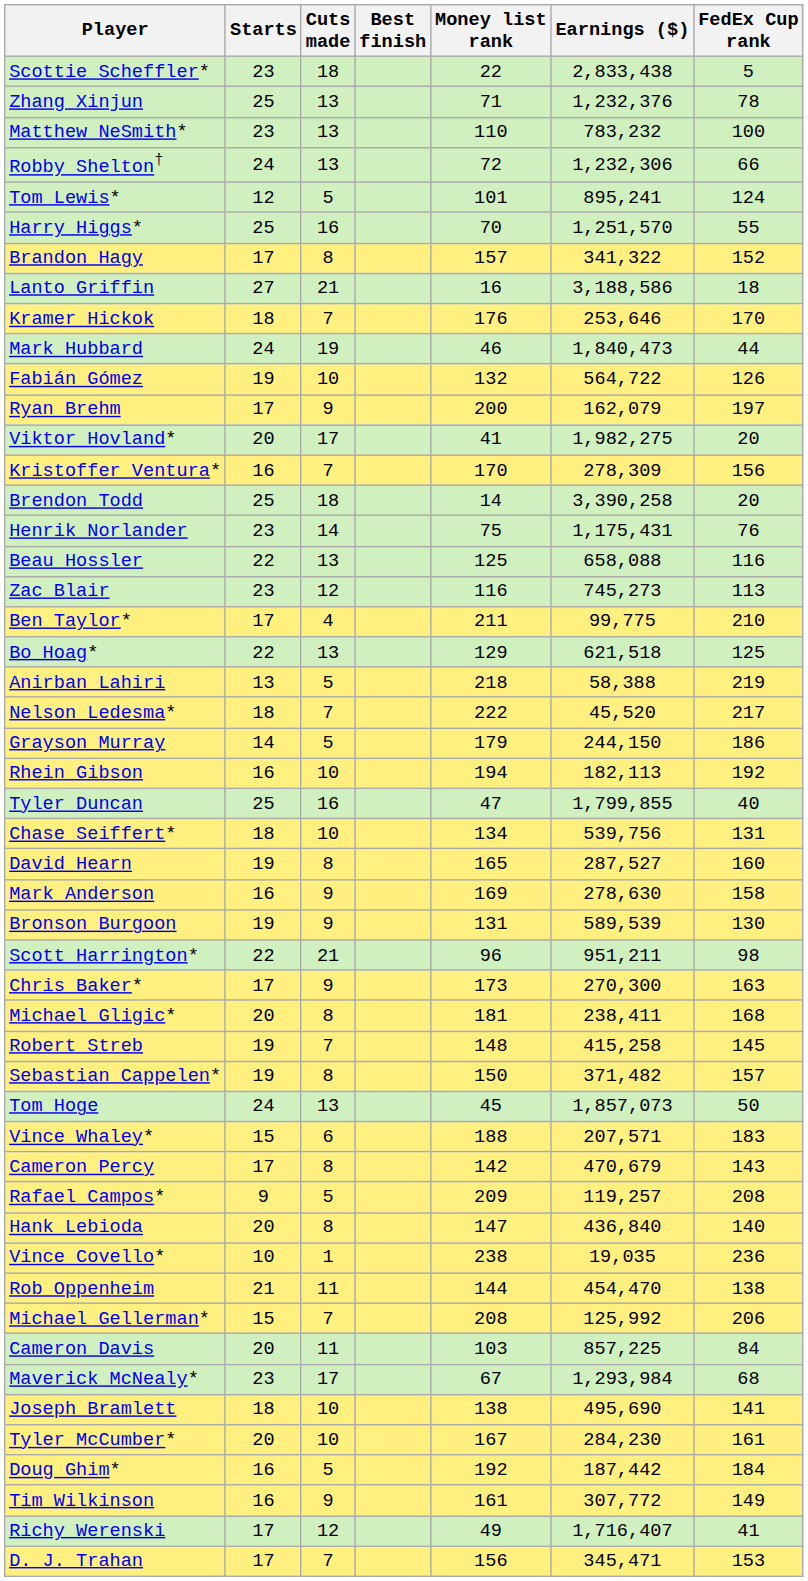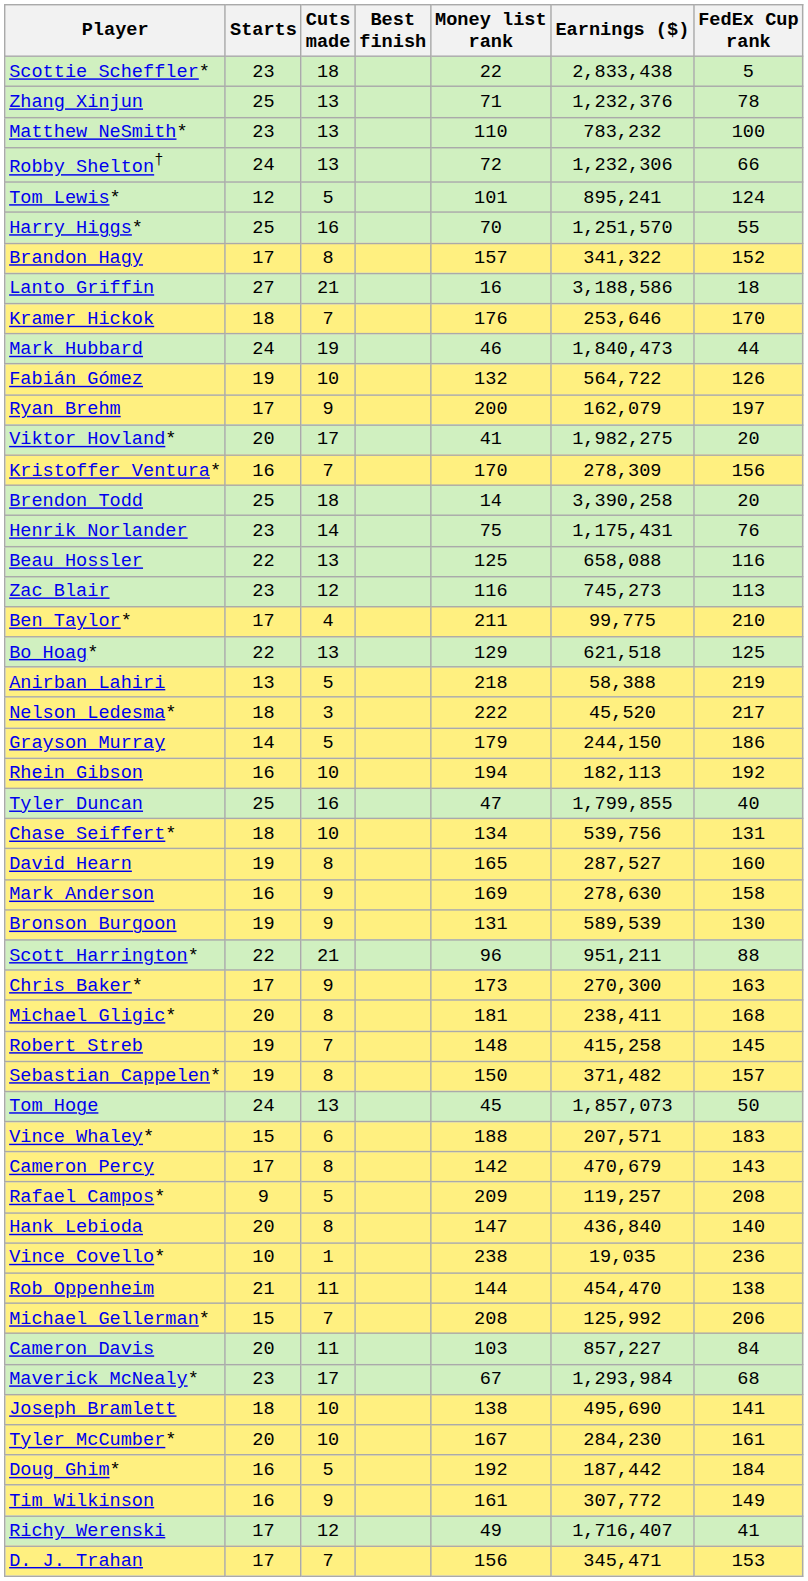(328, 713) 7 -> (328, 713) 3
(748, 955) 98 -> (748, 955) 88
(622, 1349) 857,225 -> (622, 1349) 857,227
